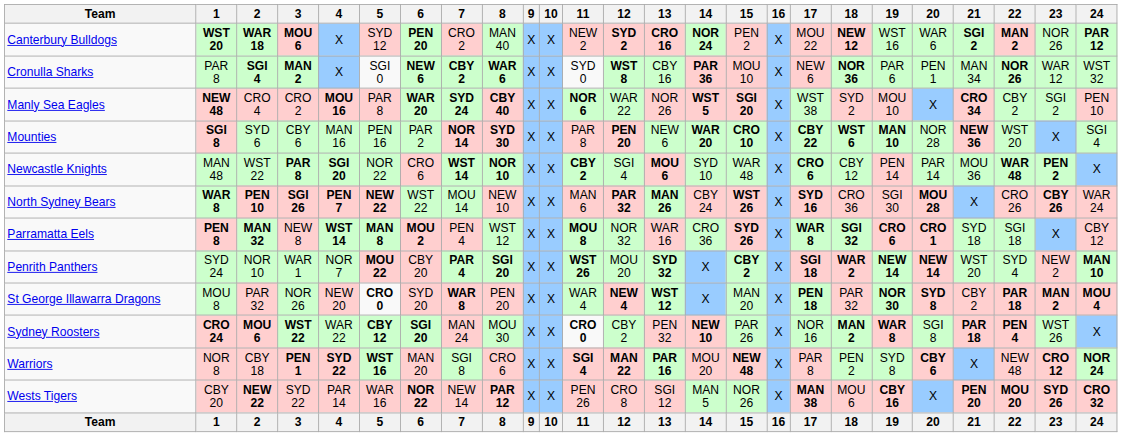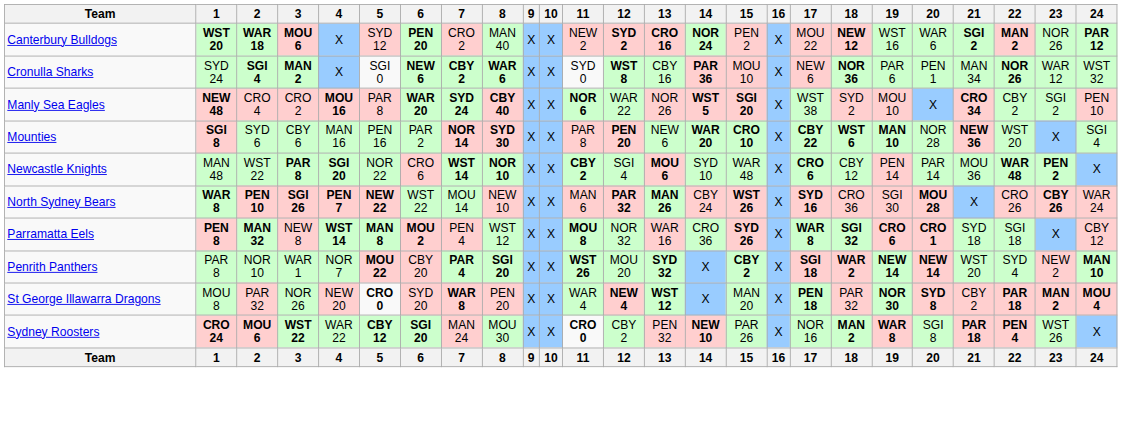(216, 72) PAR 8 -> (216, 72) SYD 24
(216, 266) SYD 24 -> (216, 266) PAR 8
- row: (30, 364)
- row: (42, 396)
